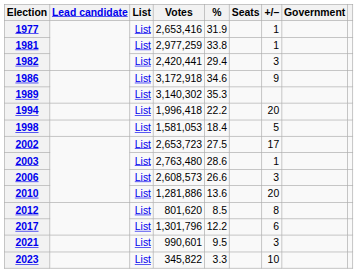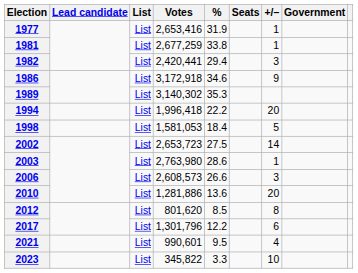(179, 45) 2,977,259 -> (179, 45) 2,677,259
(273, 144) 17 -> (273, 144) 14
(179, 161) 2,763,480 -> (179, 161) 2,763,980
(276, 243) 3 -> (276, 243) 4
